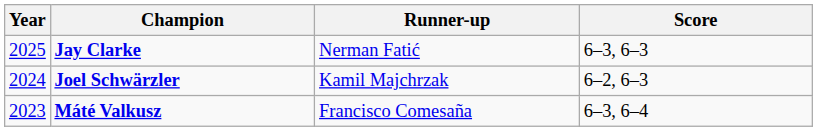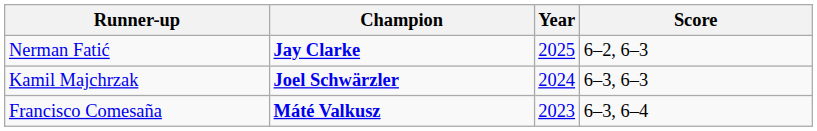columns swapped: (27, 20) <-> (447, 20)
(616, 50) 6–3, 6–3 -> (616, 50) 6–2, 6–3
(616, 80) 6–2, 6–3 -> (616, 80) 6–3, 6–3
